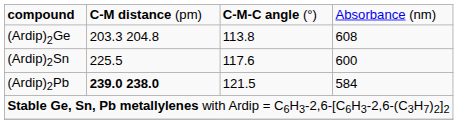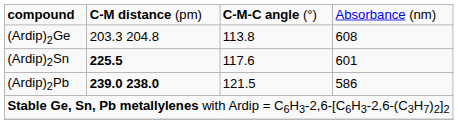(106, 60) normal -> (106, 60) bold
(346, 60) 600 -> (346, 60) 601
(346, 83) 584 -> (346, 83) 586
